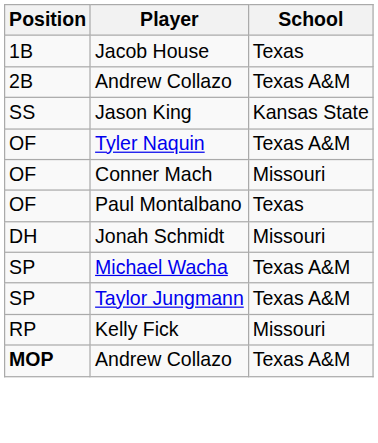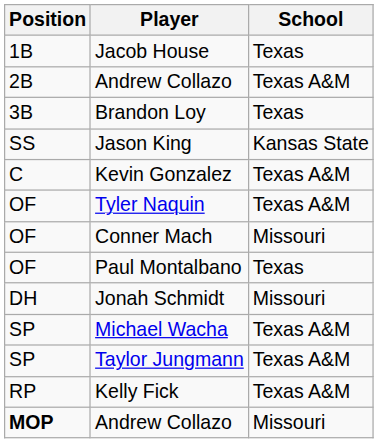+ row: (21, 112)
+ row: (16, 174)
(289, 329) Missouri -> (302, 391) Texas A&M
(302, 360) Texas A&M -> (289, 422) Missouri
